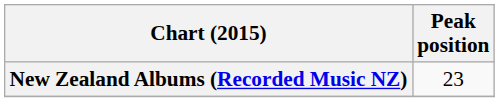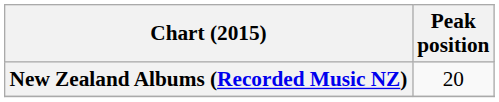(453, 79) 23 -> (453, 79) 20
